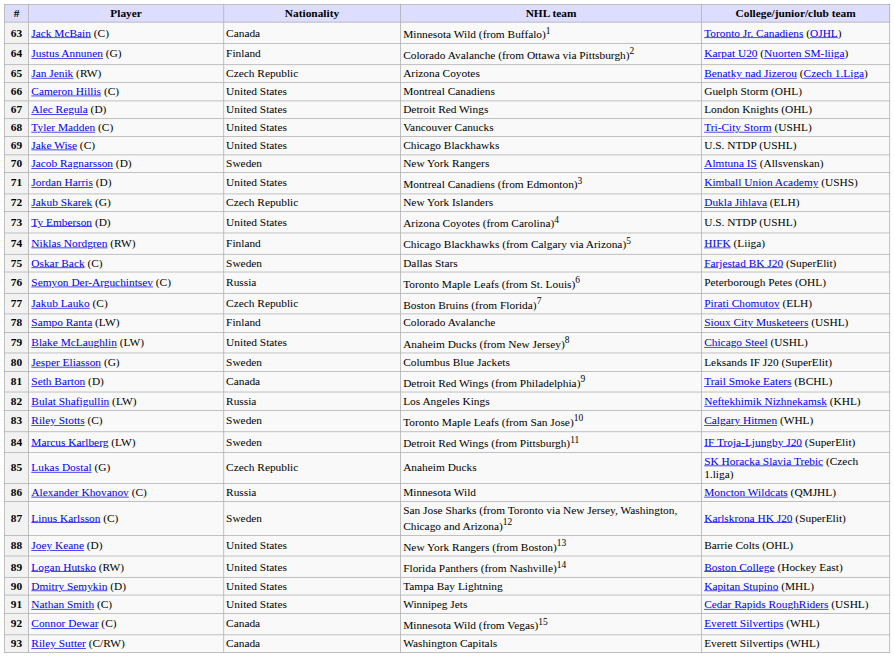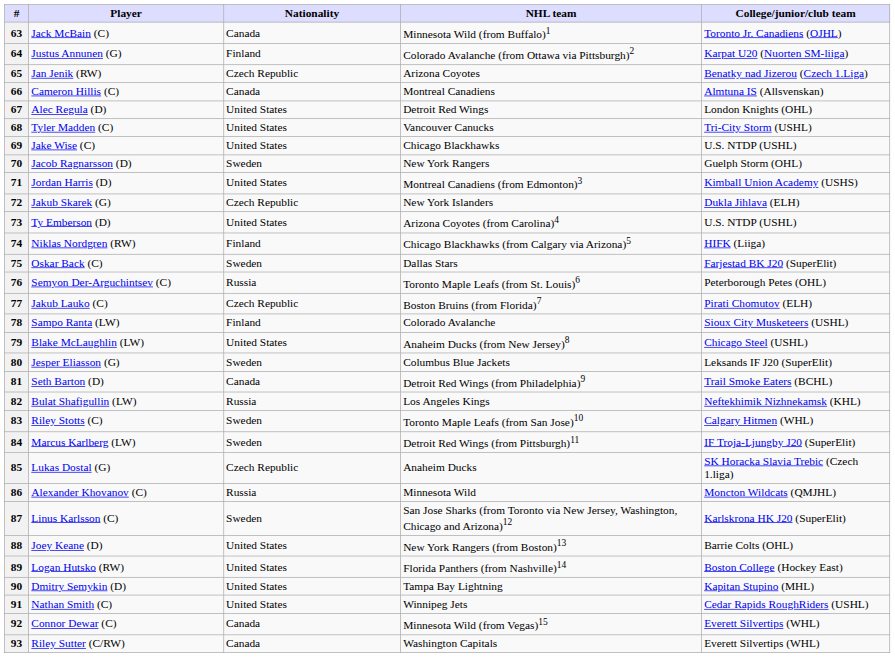(257, 91) United States -> (243, 91) Canada
(753, 91) Guelph Storm (OHL) -> (764, 91) Almtuna IS (Allsvenskan)
(764, 163) Almtuna IS (Allsvenskan) -> (753, 163) Guelph Storm (OHL)
